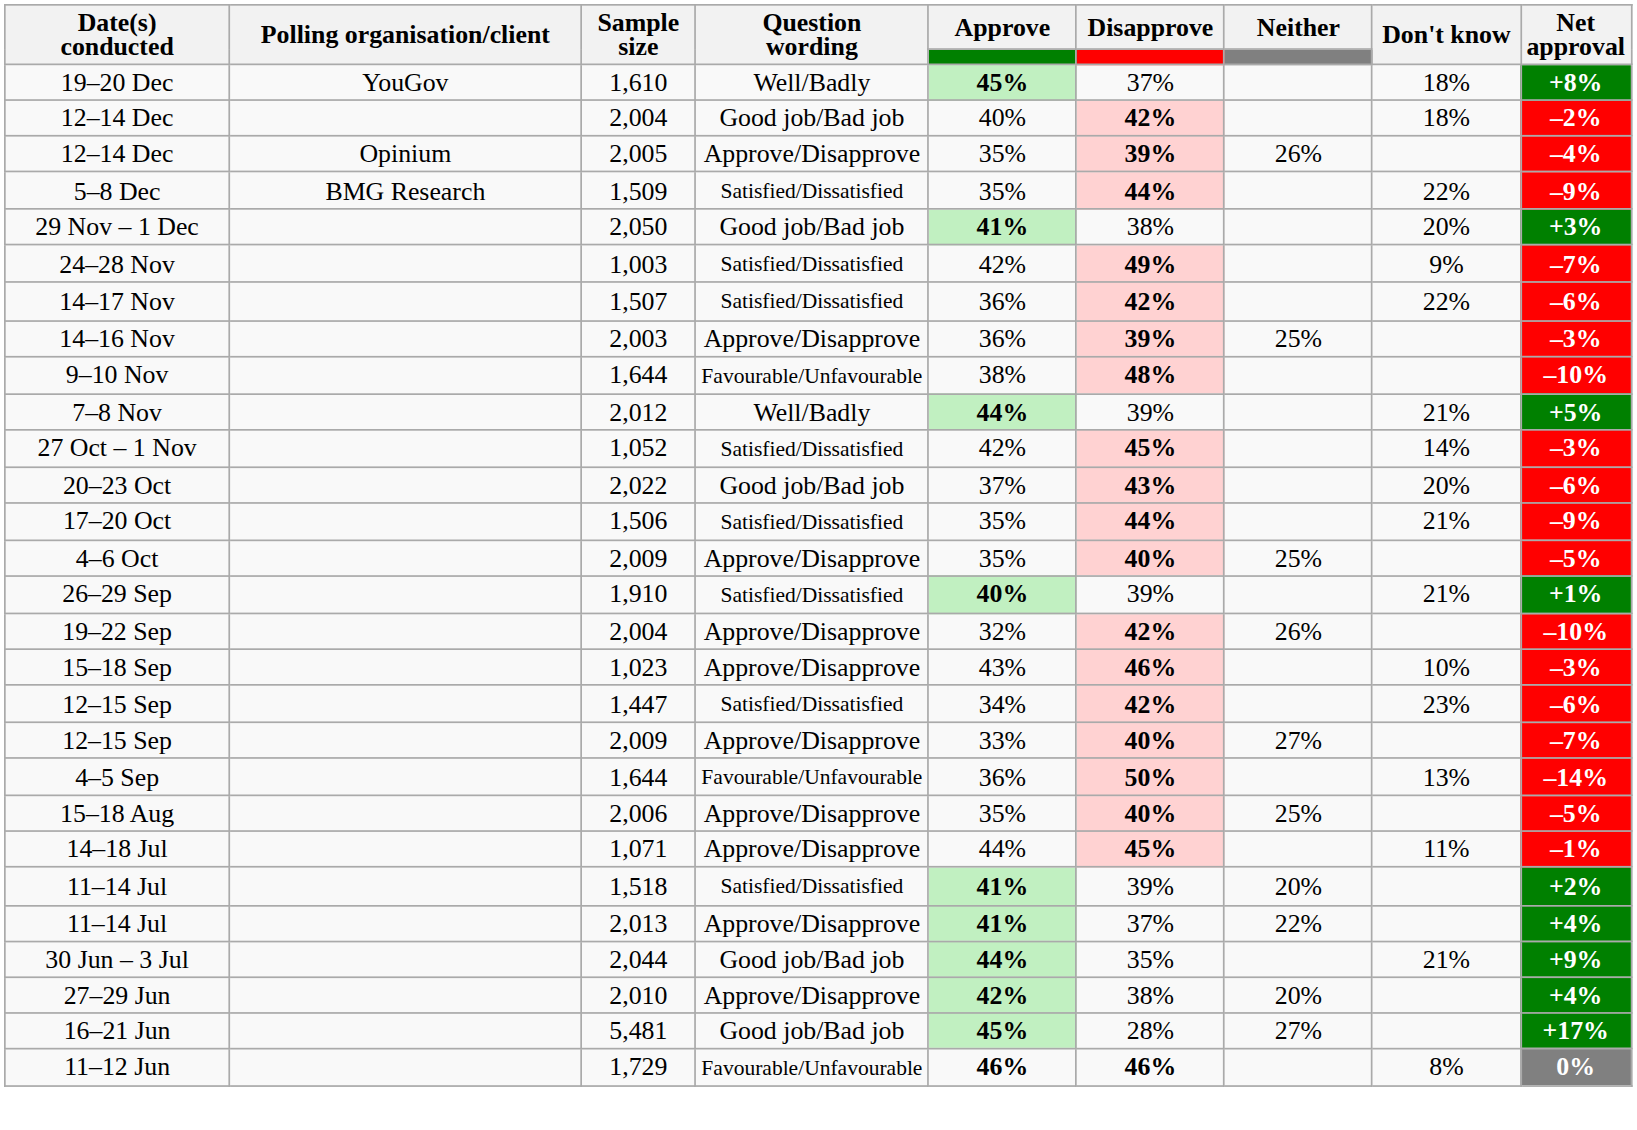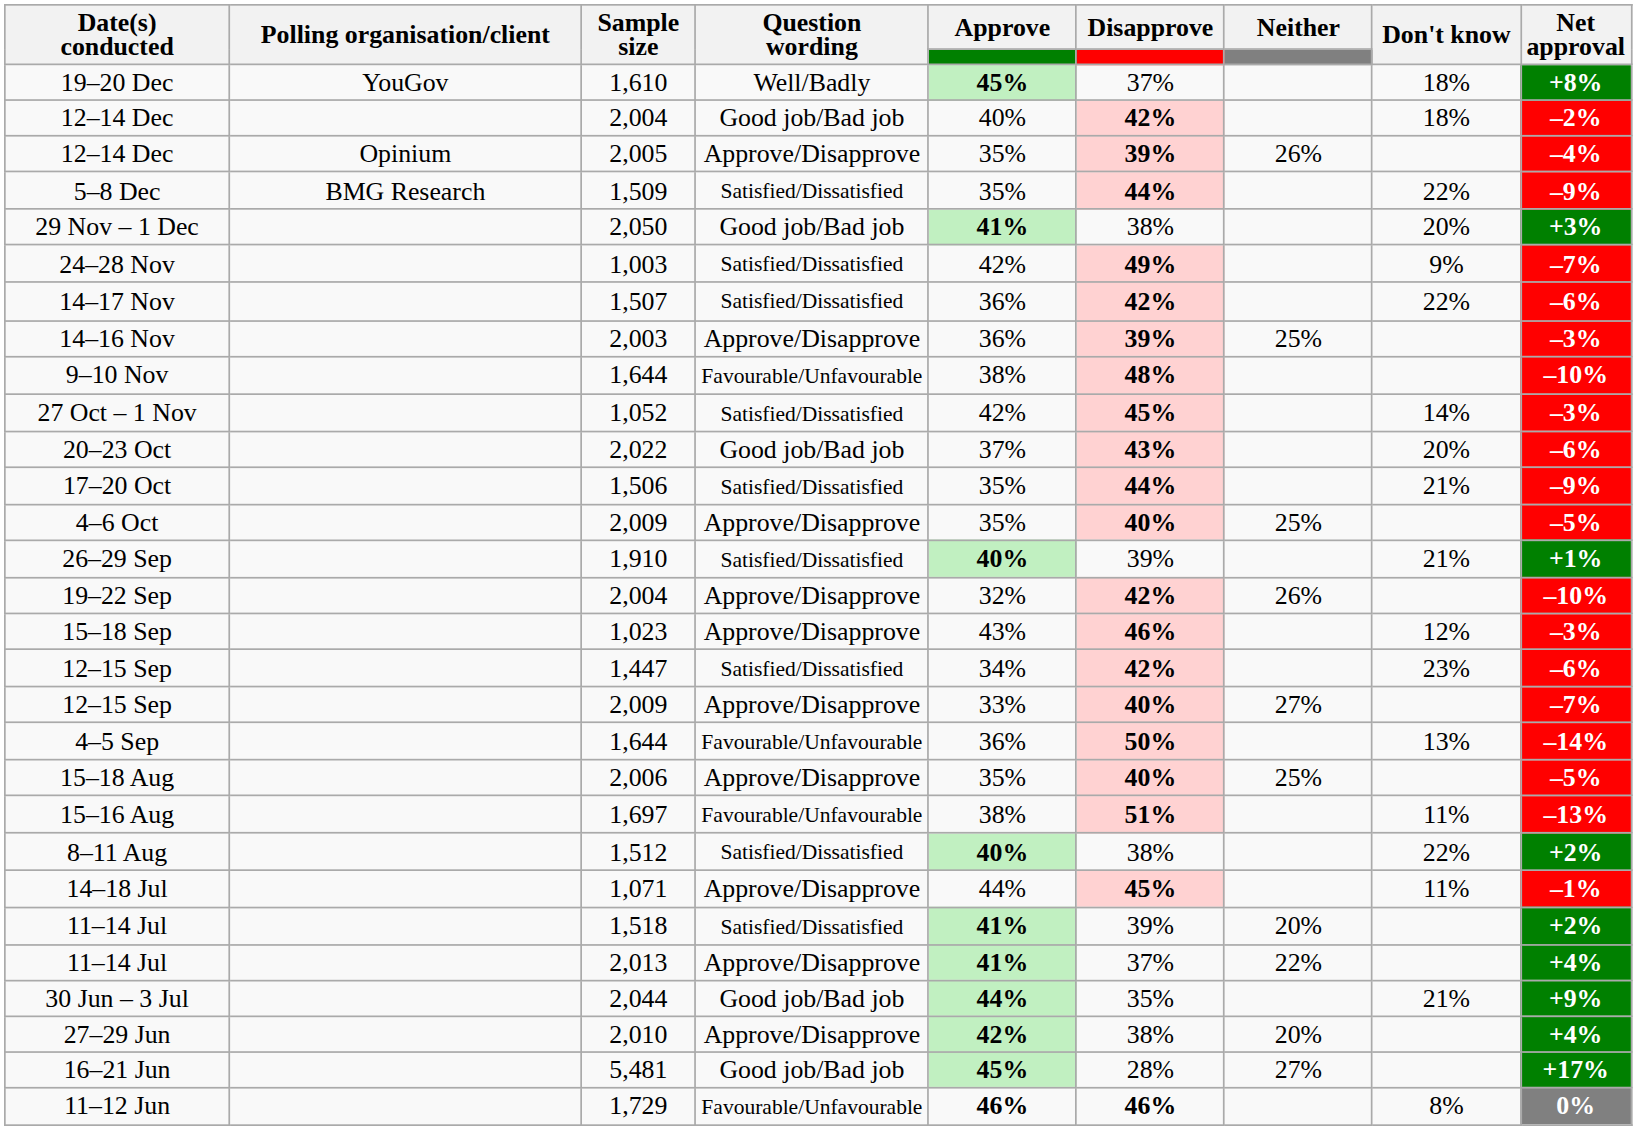- row: (117, 411)
(1446, 666) 10% -> (1446, 631) 12%
+ row: (117, 814)
+ row: (117, 851)
